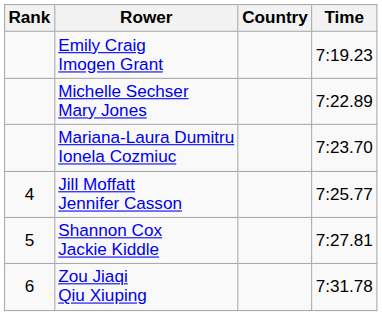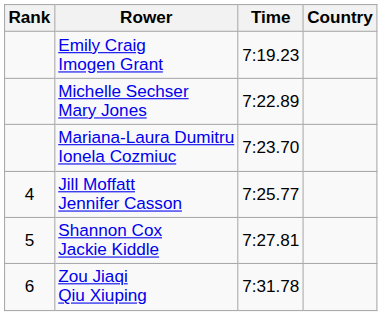columns swapped: (275, 18) <-> (344, 18)
